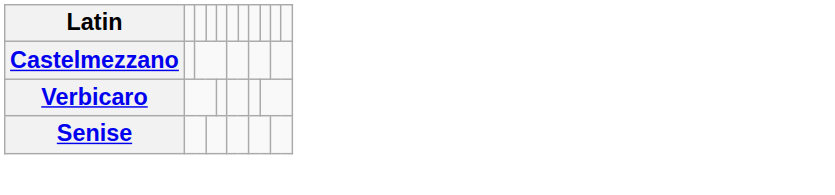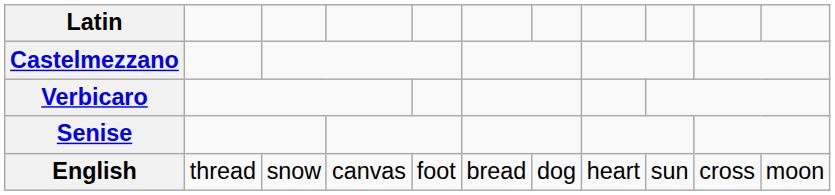+ row: (94, 171)
